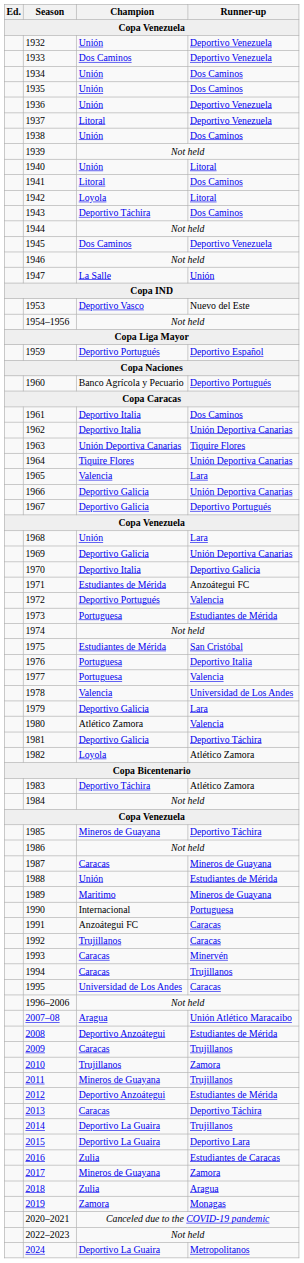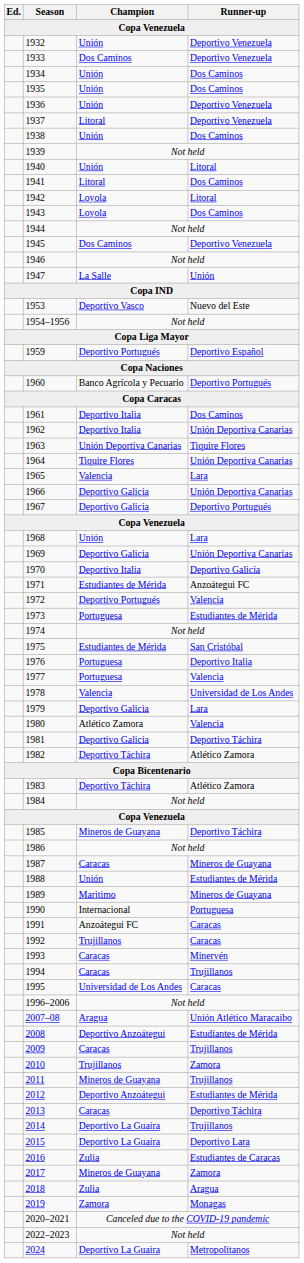(115, 213) Deportivo Táchira -> (93, 213) Loyola
(93, 755) Loyola -> (115, 755) Deportivo Táchira
